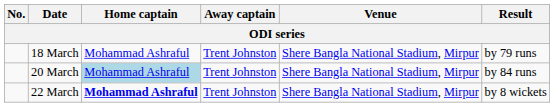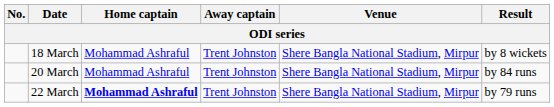(511, 53) by 79 runs -> (516, 53) by 8 wickets
(137, 72) lightblue background -> (137, 72) no background
(516, 92) by 8 wickets -> (511, 92) by 79 runs
